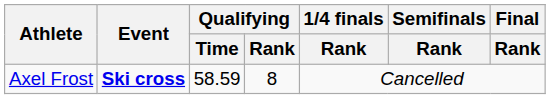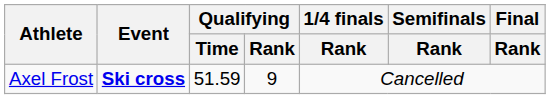(217, 78) 58.59 -> (217, 78) 51.59
(272, 78) 8 -> (272, 78) 9
